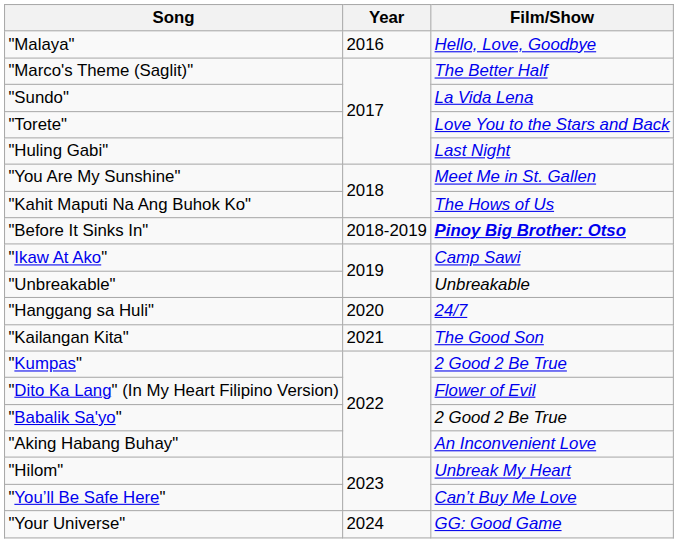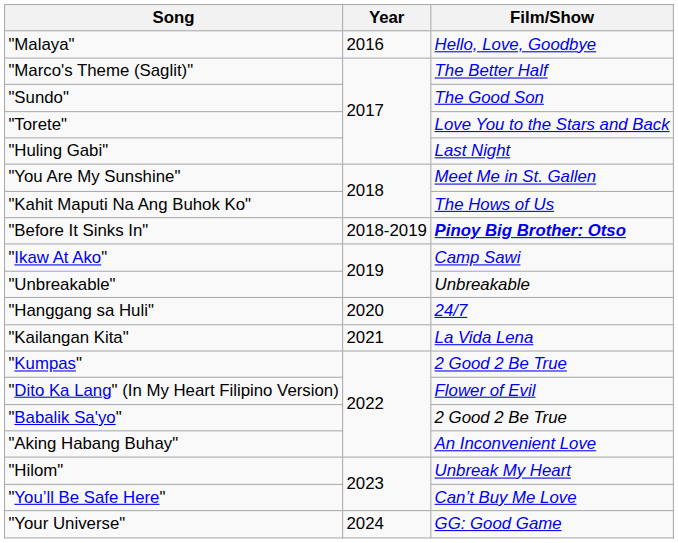(484, 97) La Vida Lena -> (489, 97) The Good Son
(489, 337) The Good Son -> (484, 337) La Vida Lena
